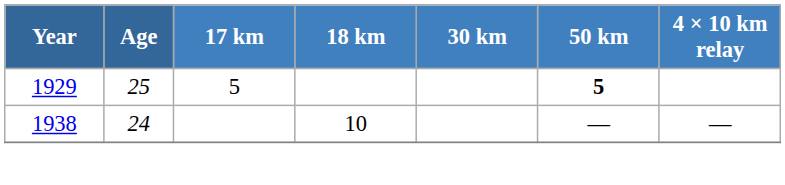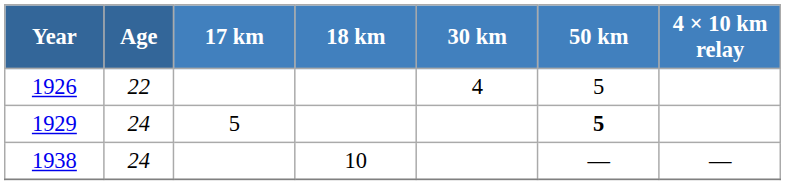+ row: (54, 86)
(139, 86) 25 -> (139, 124) 24
